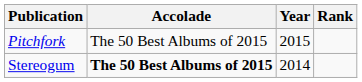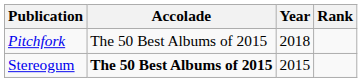(295, 41) 2015 -> (295, 41) 2018
(295, 65) 2014 -> (295, 65) 2015
